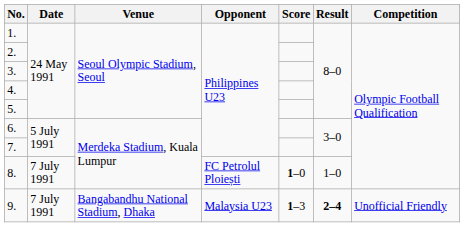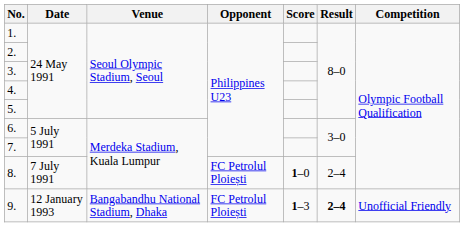(332, 173) 1–0 -> (336, 173) 2–4
(45, 205) 7 July 1991 -> (57, 205) 12 January 1993
(238, 205) Malaysia U23 -> (238, 205) FC Petrolul Ploiești
